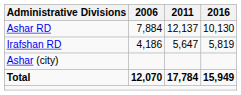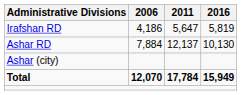rows swapped: (29, 28) <-> (34, 45)
